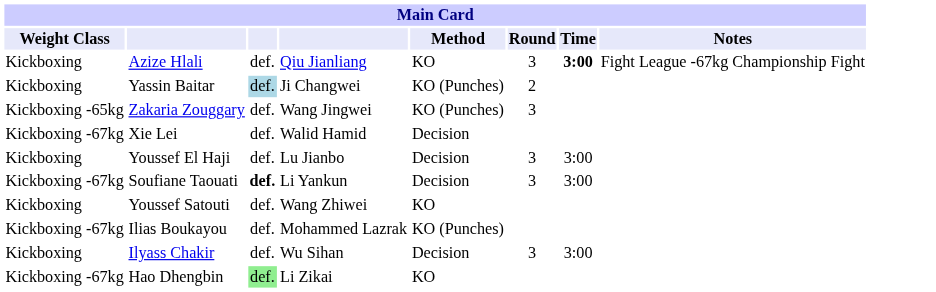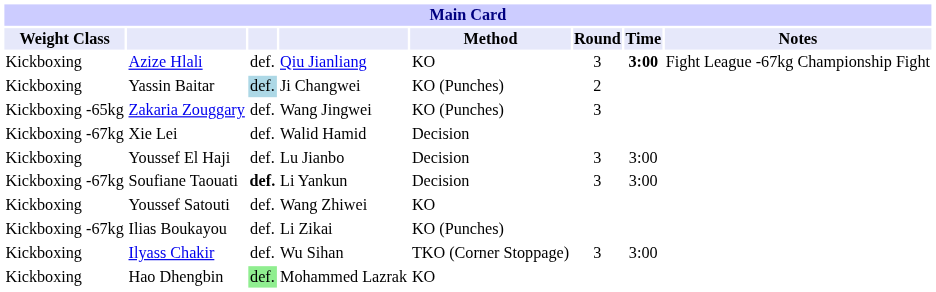(344, 229) Mohammed Lazrak -> (306, 229) Li Zikai
(441, 252) Decision -> (491, 252) TKO (Corner Stoppage)
(65, 276) Kickboxing -67kg -> (44, 276) Kickboxing
(306, 276) Li Zikai -> (344, 276) Mohammed Lazrak
